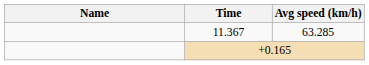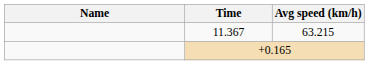(318, 32) 63.285 -> (318, 32) 63.215
